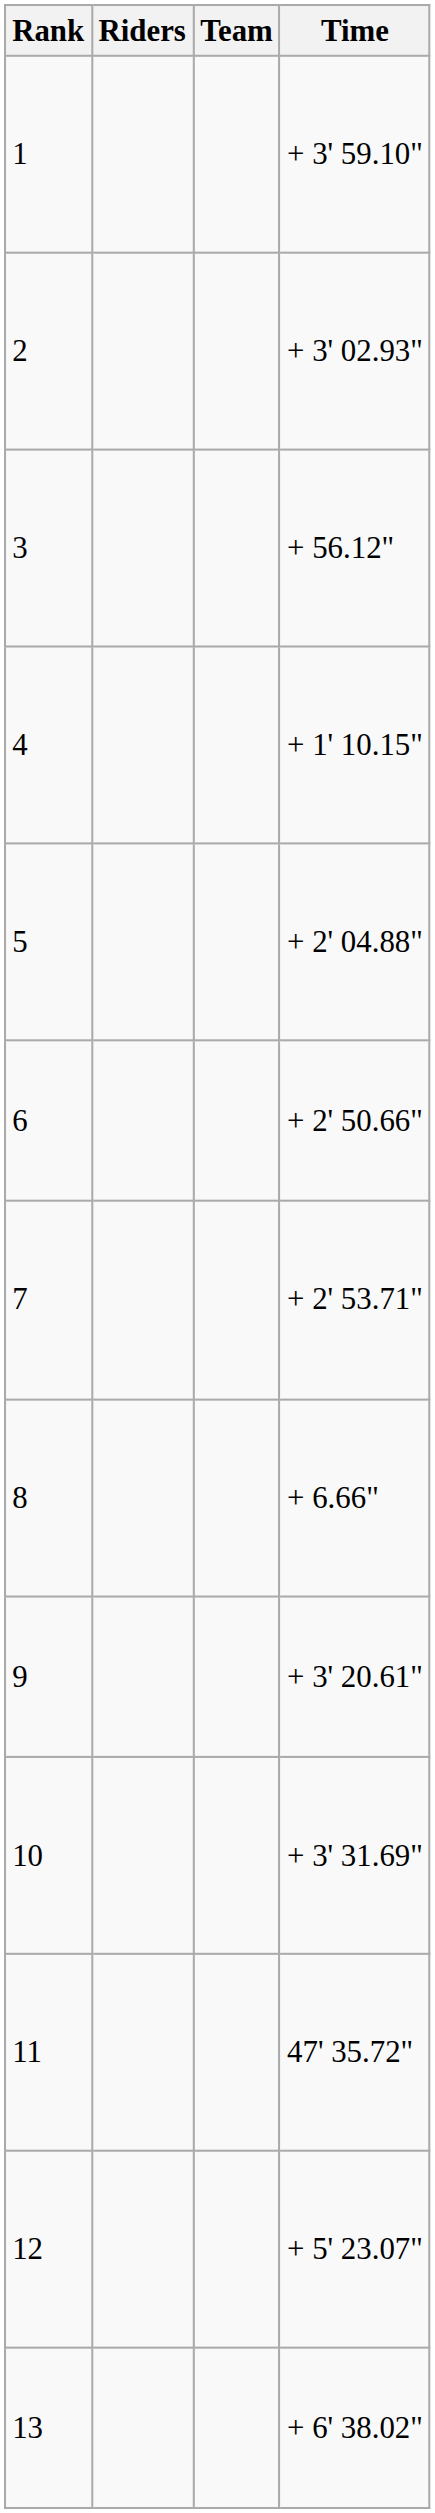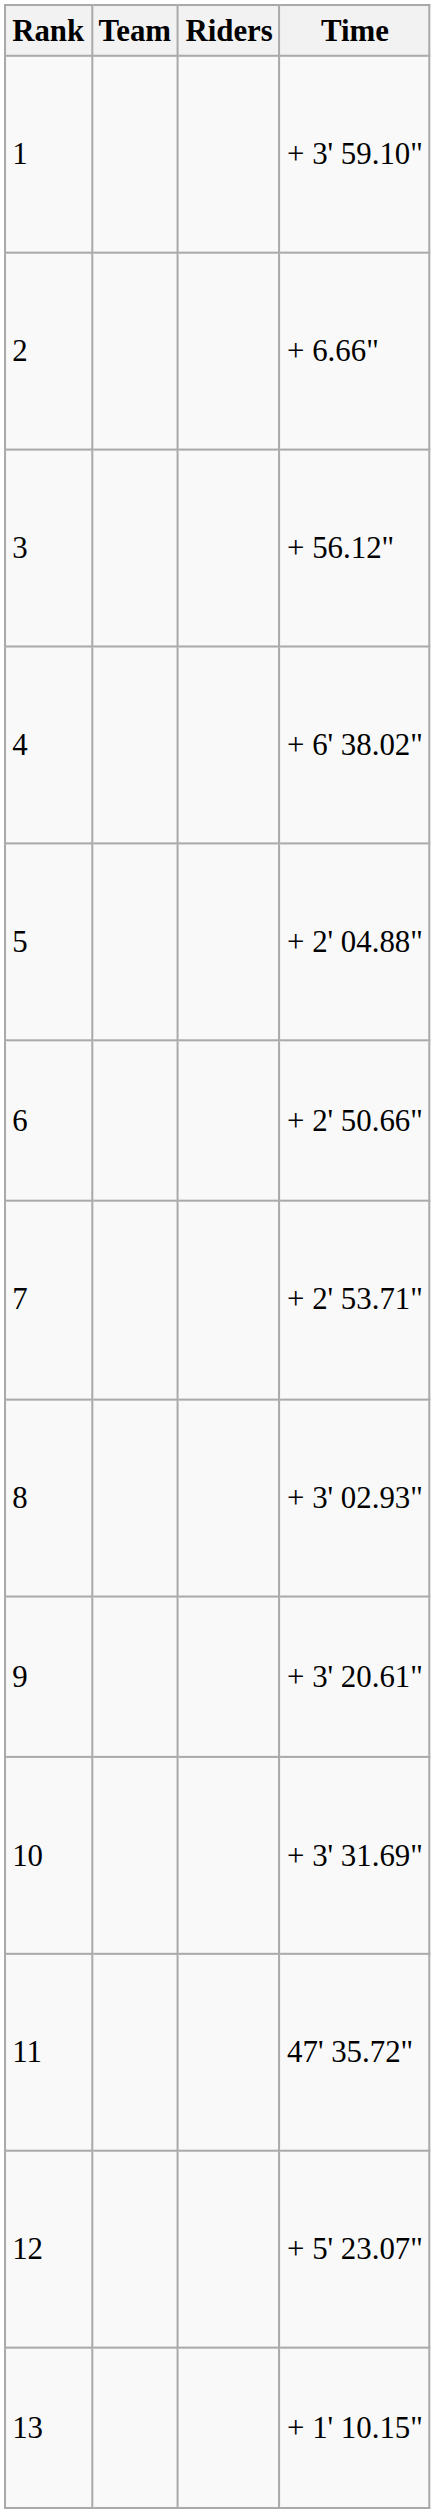columns swapped: (236, 30) <-> (142, 30)
(355, 351) + 3' 02.93" -> (333, 351) + 6.66"
(355, 745) + 1' 10.15" -> (355, 745) + 6' 38.02"
(333, 1496) + 6.66" -> (355, 1496) + 3' 02.93"
(355, 2427) + 6' 38.02" -> (355, 2427) + 1' 10.15"
